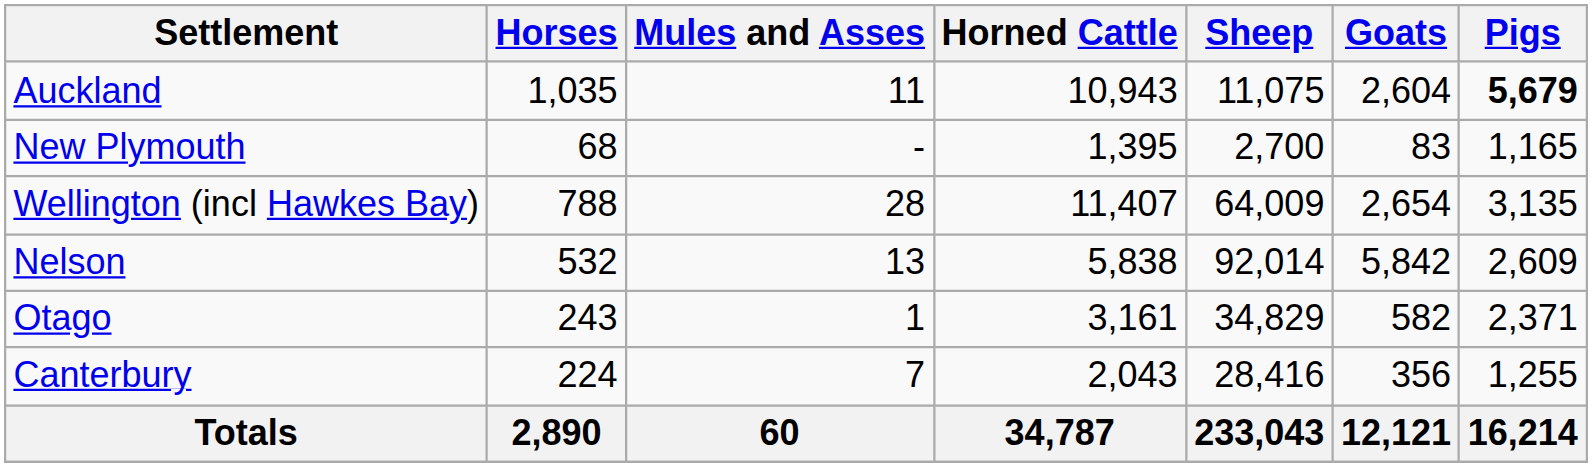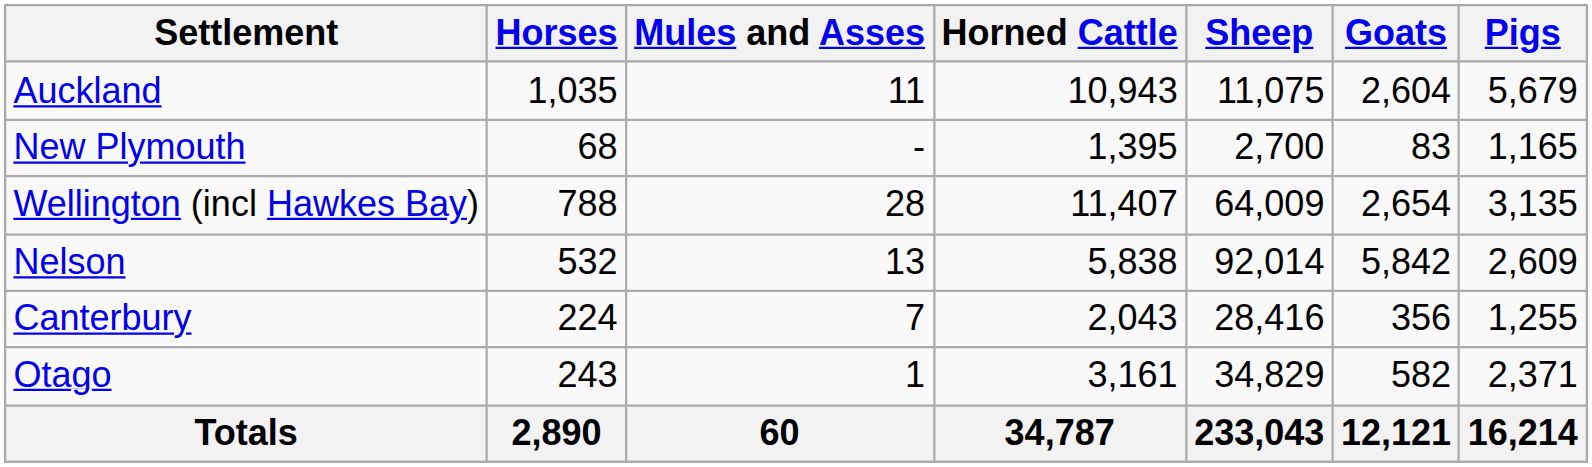(1533, 90) bold -> (1533, 90) normal
rows swapped: (102, 375) <-> (62, 318)
